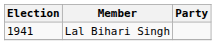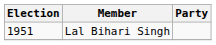(20, 31) 1941 -> (20, 31) 1951
